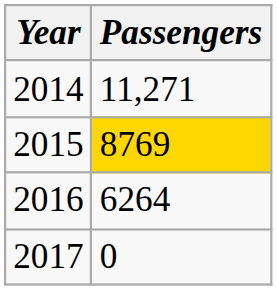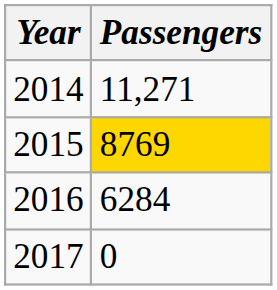(135, 199) 6264 -> (135, 199) 6284
